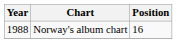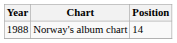(138, 30) 16 -> (138, 30) 14
